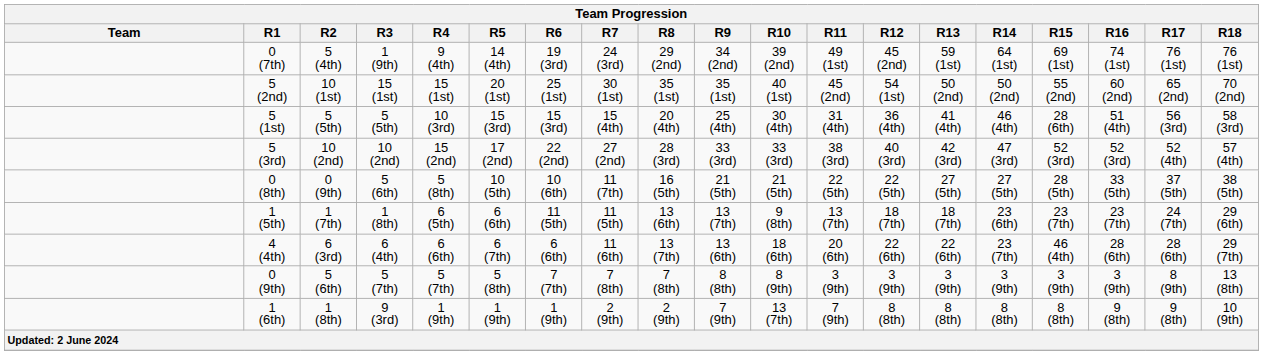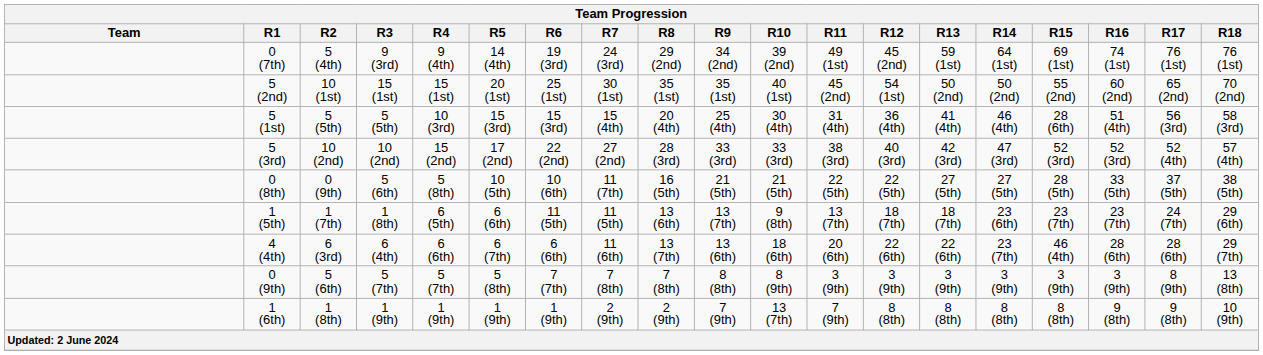(385, 58) 1 (9th) -> (385, 58) 9 (3rd)
(385, 313) 9 (3rd) -> (385, 313) 1 (9th)
